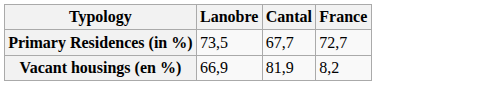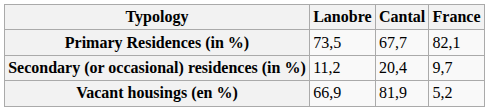(333, 42) 72,7 -> (447, 42) 82,1
+ row: (157, 67)
(329, 67) 8,2 -> (443, 93) 5,2
